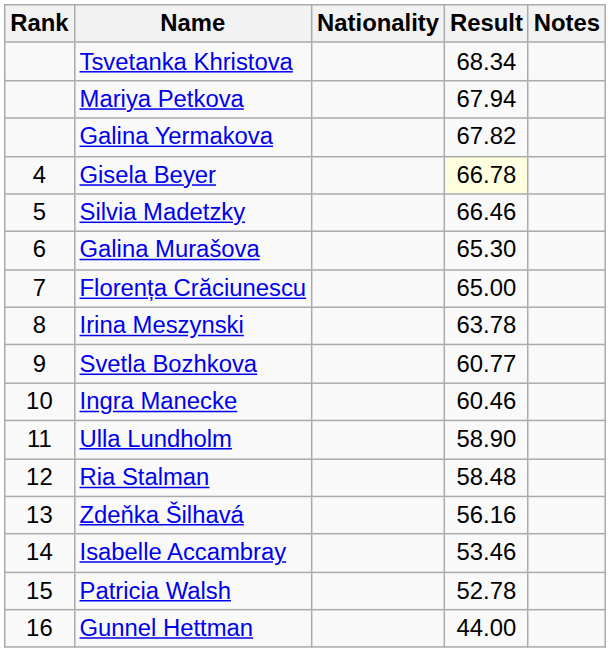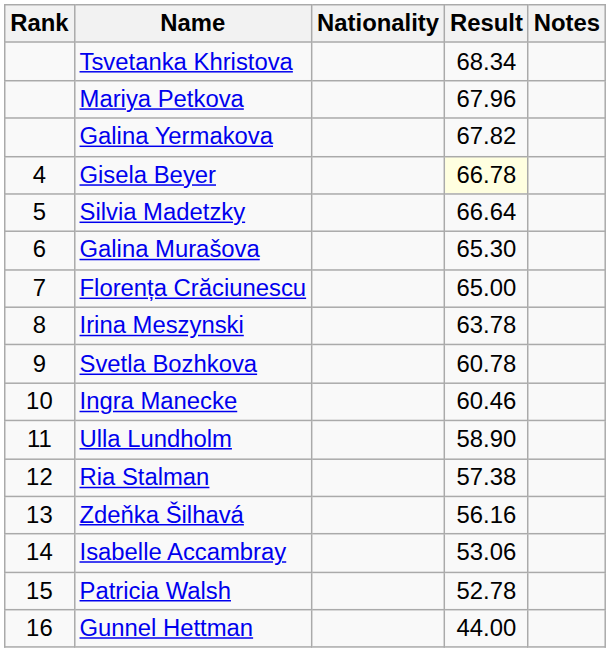(486, 99) 67.94 -> (486, 99) 67.96
(486, 212) 66.46 -> (486, 212) 66.64
(486, 363) 60.77 -> (486, 363) 60.78
(486, 477) 58.48 -> (486, 477) 57.38
(486, 552) 53.46 -> (486, 552) 53.06
